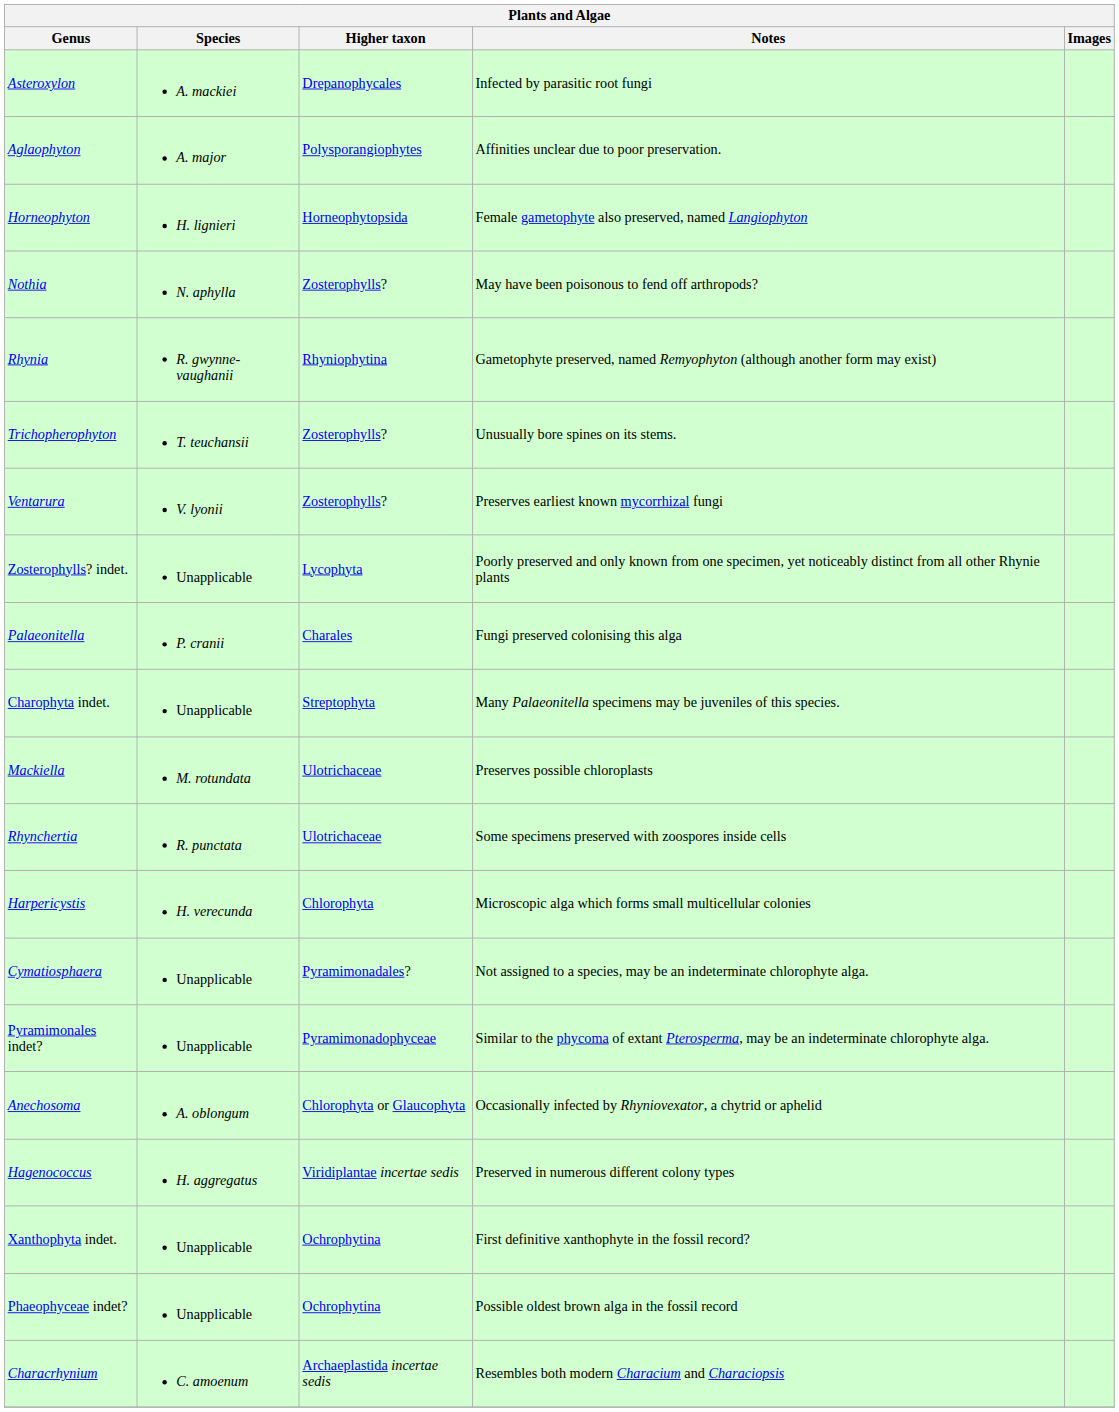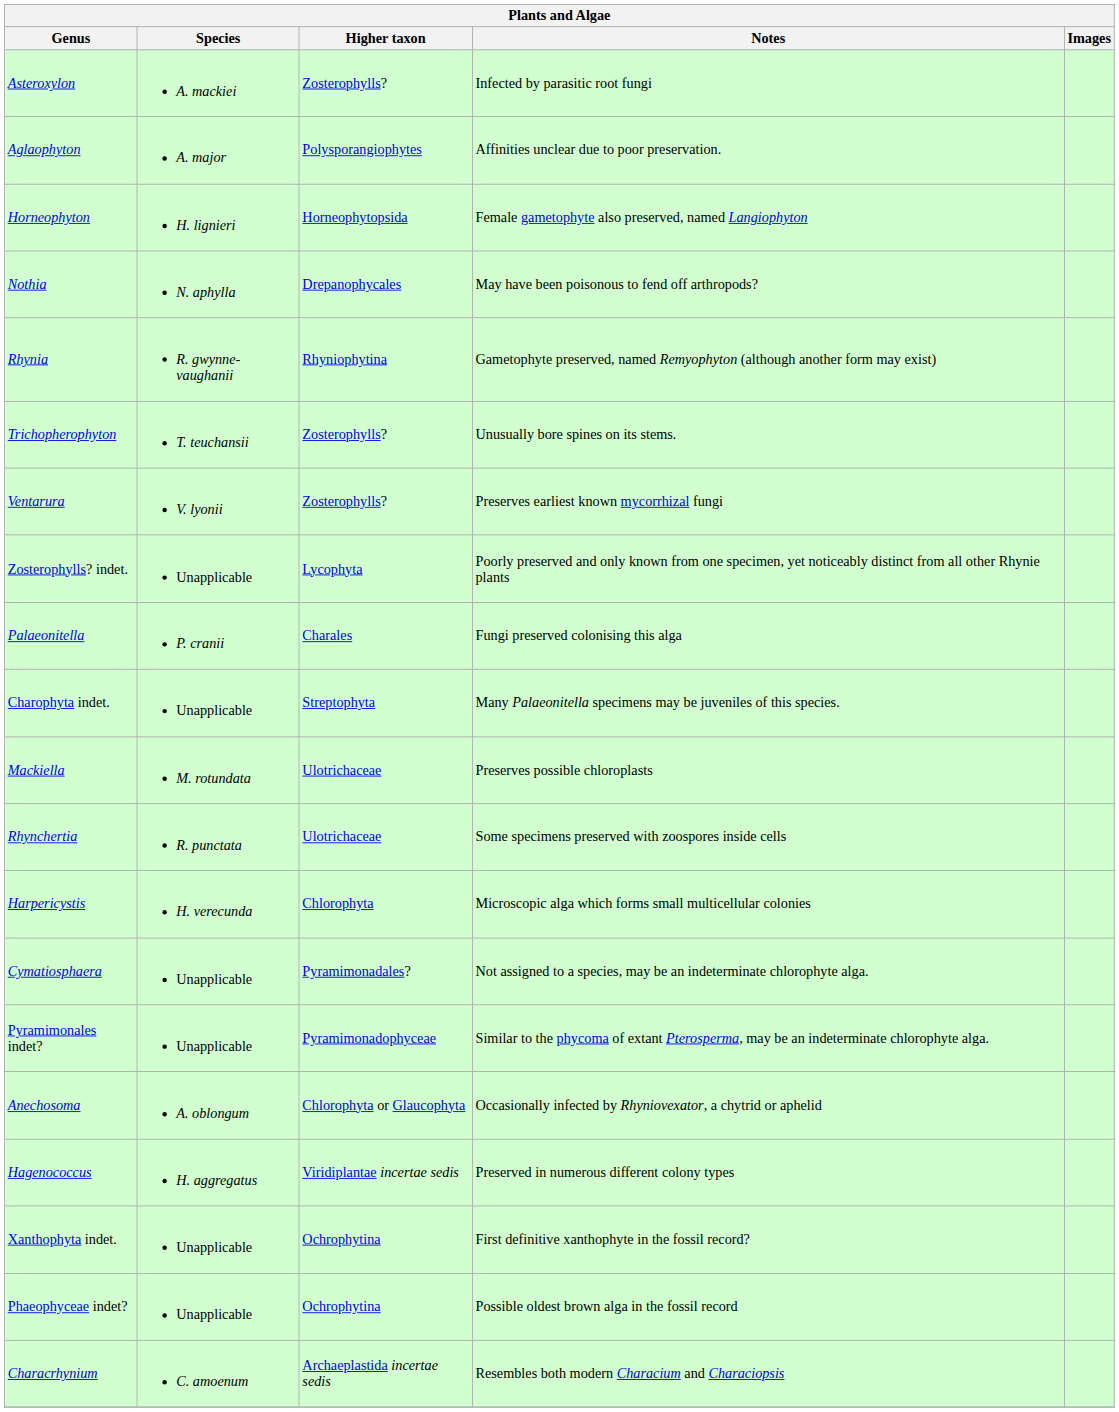(352, 83) Drepanophycales -> (345, 83) Zosterophylls?
(345, 284) Zosterophylls? -> (352, 284) Drepanophycales
